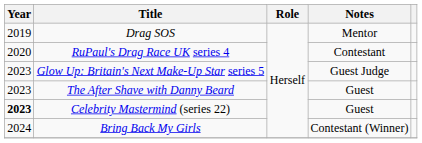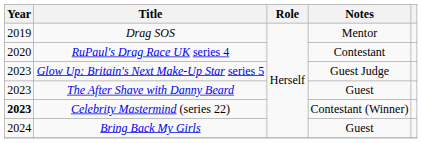(360, 109) Guest -> (360, 109) Contestant (Winner)
(360, 128) Contestant (Winner) -> (360, 128) Guest
